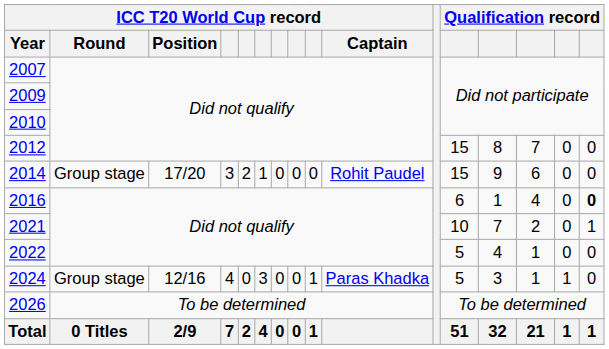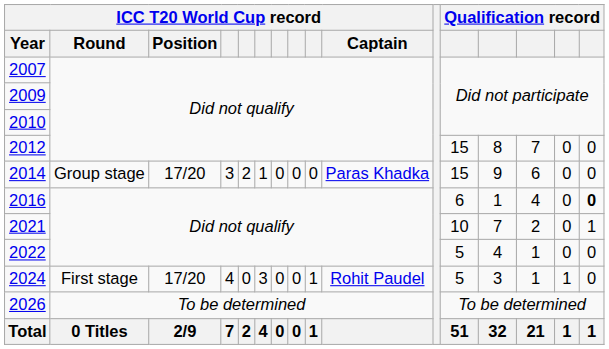(377, 174) Rohit Paudel -> (377, 174) Paras Khadka
(99, 278) Group stage -> (99, 278) First stage
(185, 278) 12/16 -> (185, 278) 17/20
(377, 278) Paras Khadka -> (377, 278) Rohit Paudel
